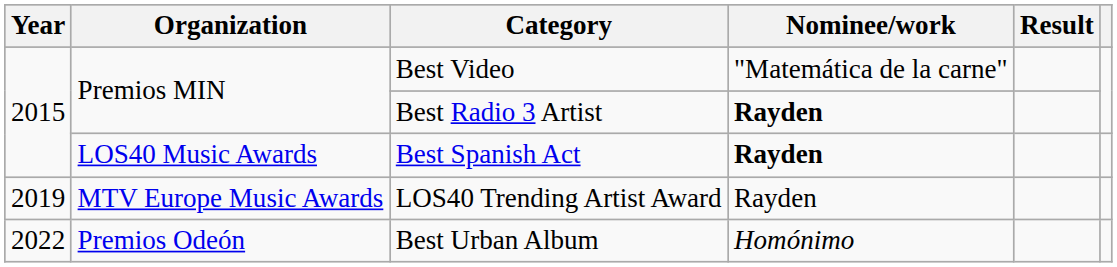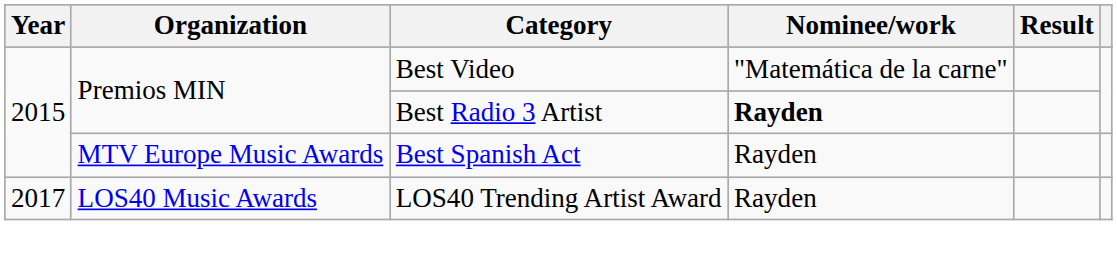(197, 154) LOS40 Music Awards -> (230, 154) MTV Europe Music Awards
(778, 154) bold -> (775, 154) normal
(38, 197) 2019 -> (38, 197) 2017
(230, 197) MTV Europe Music Awards -> (197, 197) LOS40 Music Awards
- row: (497, 240)
